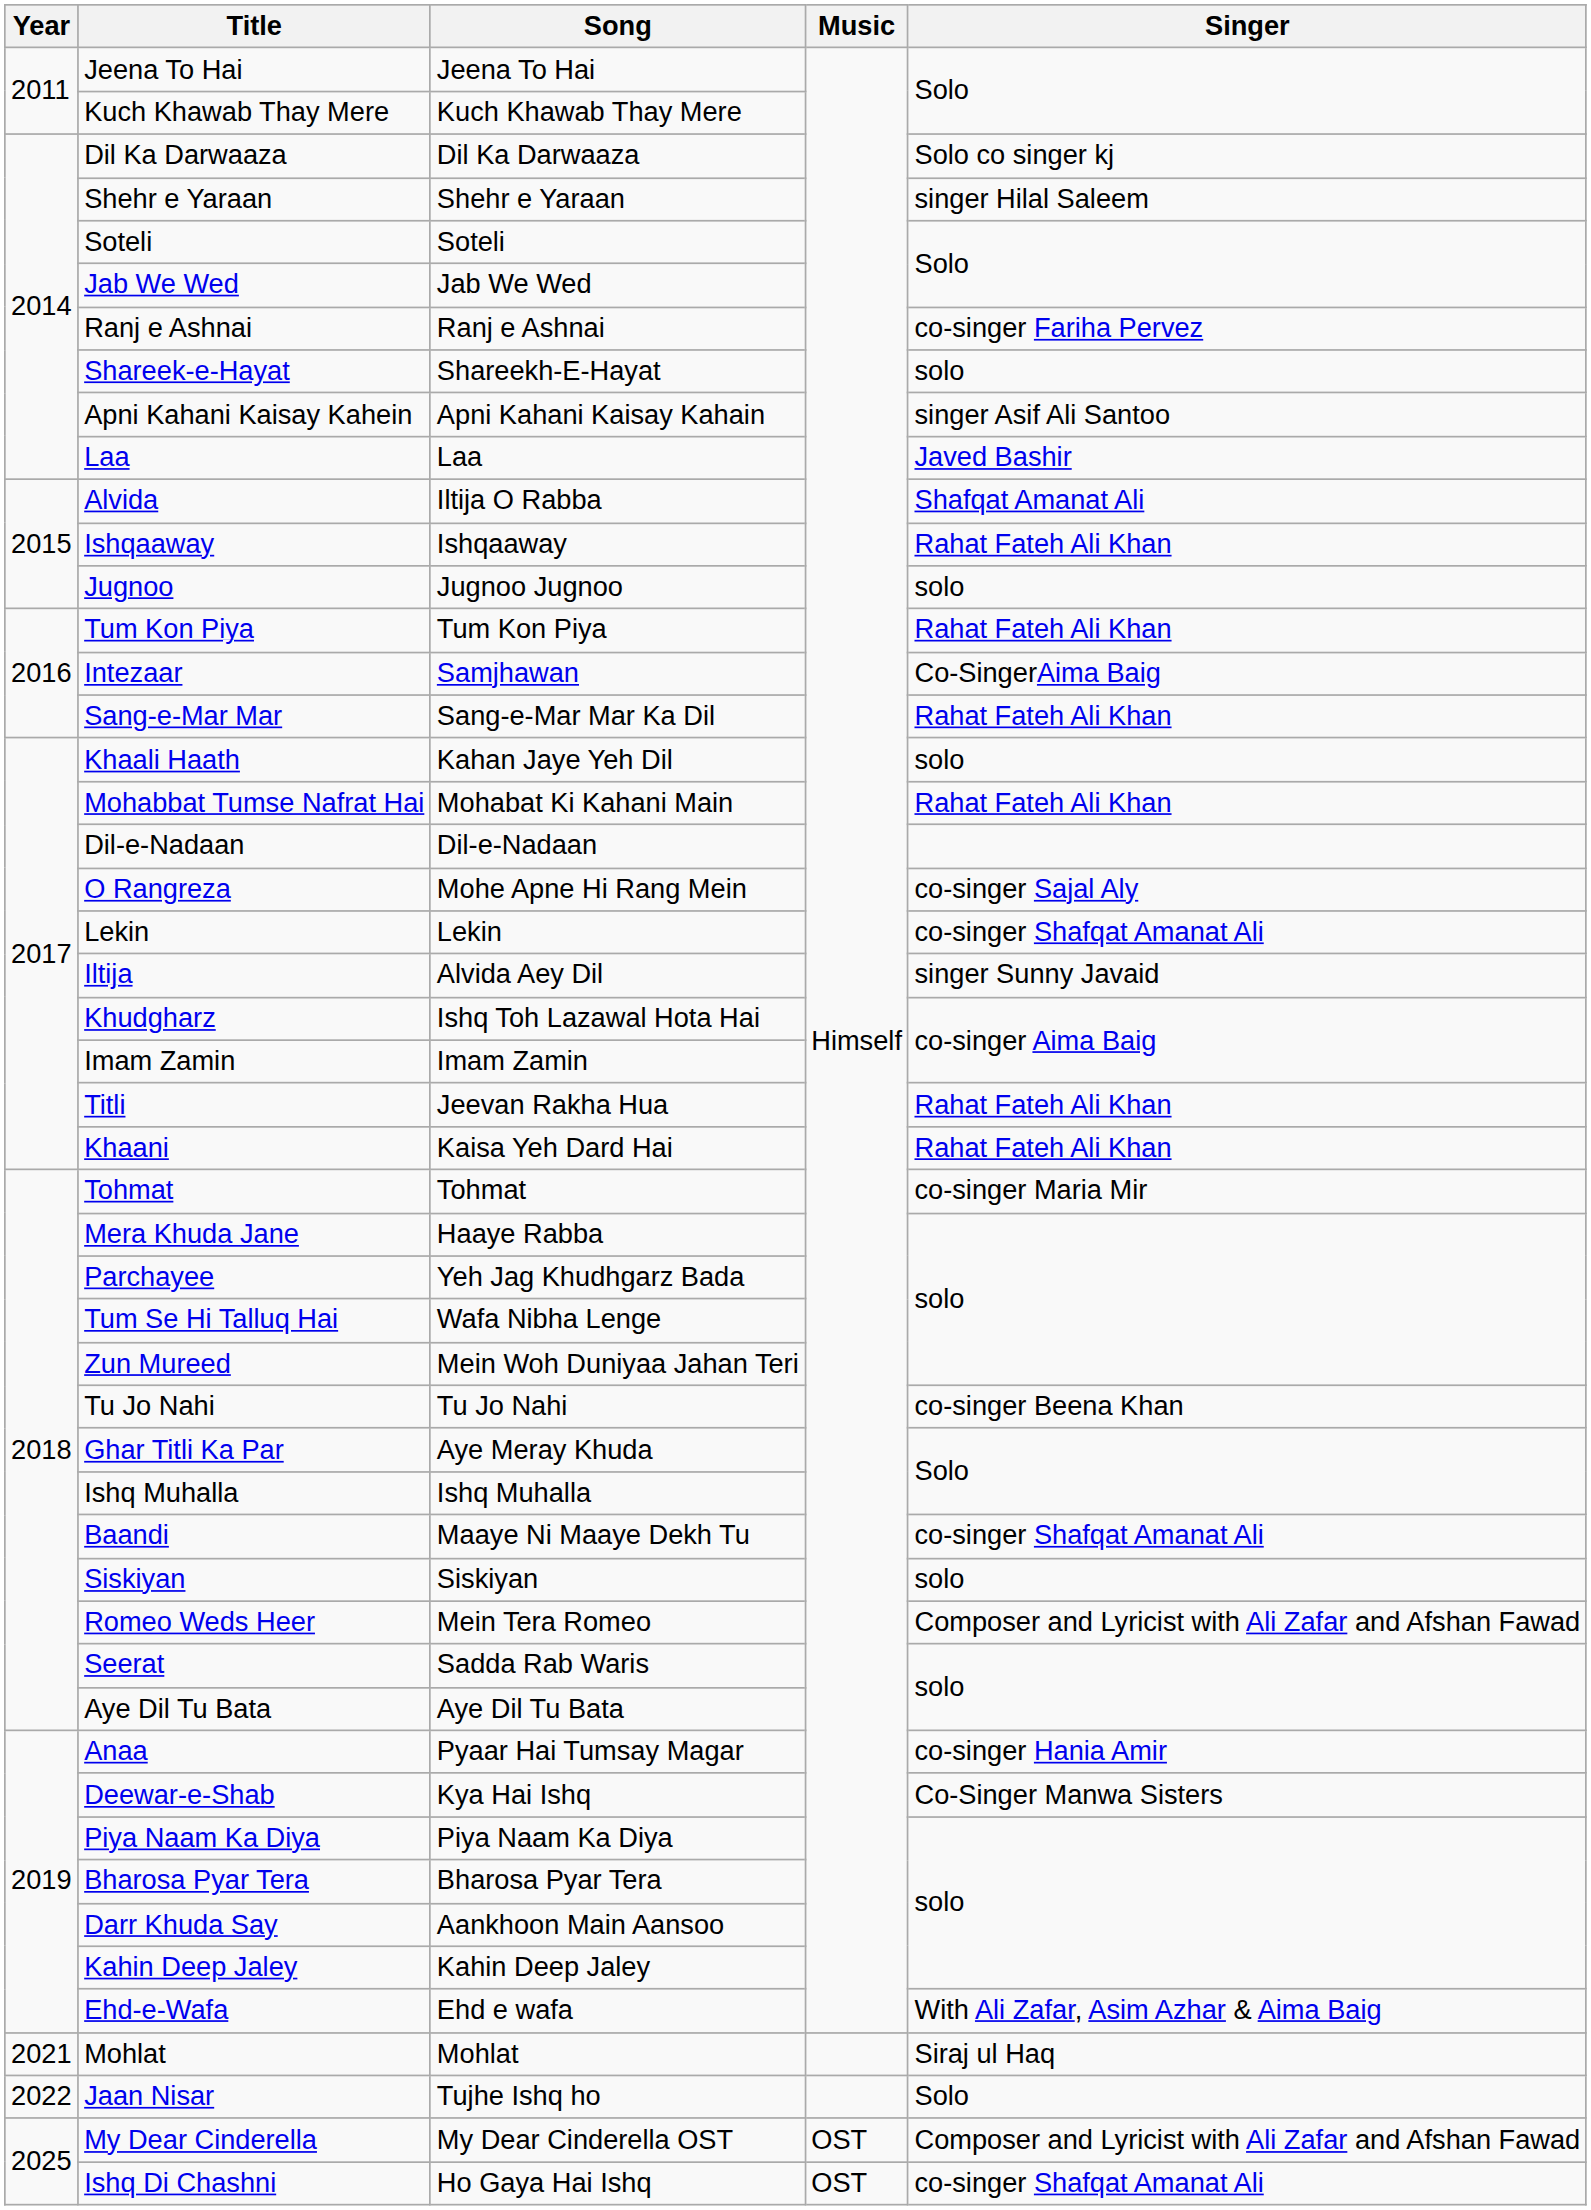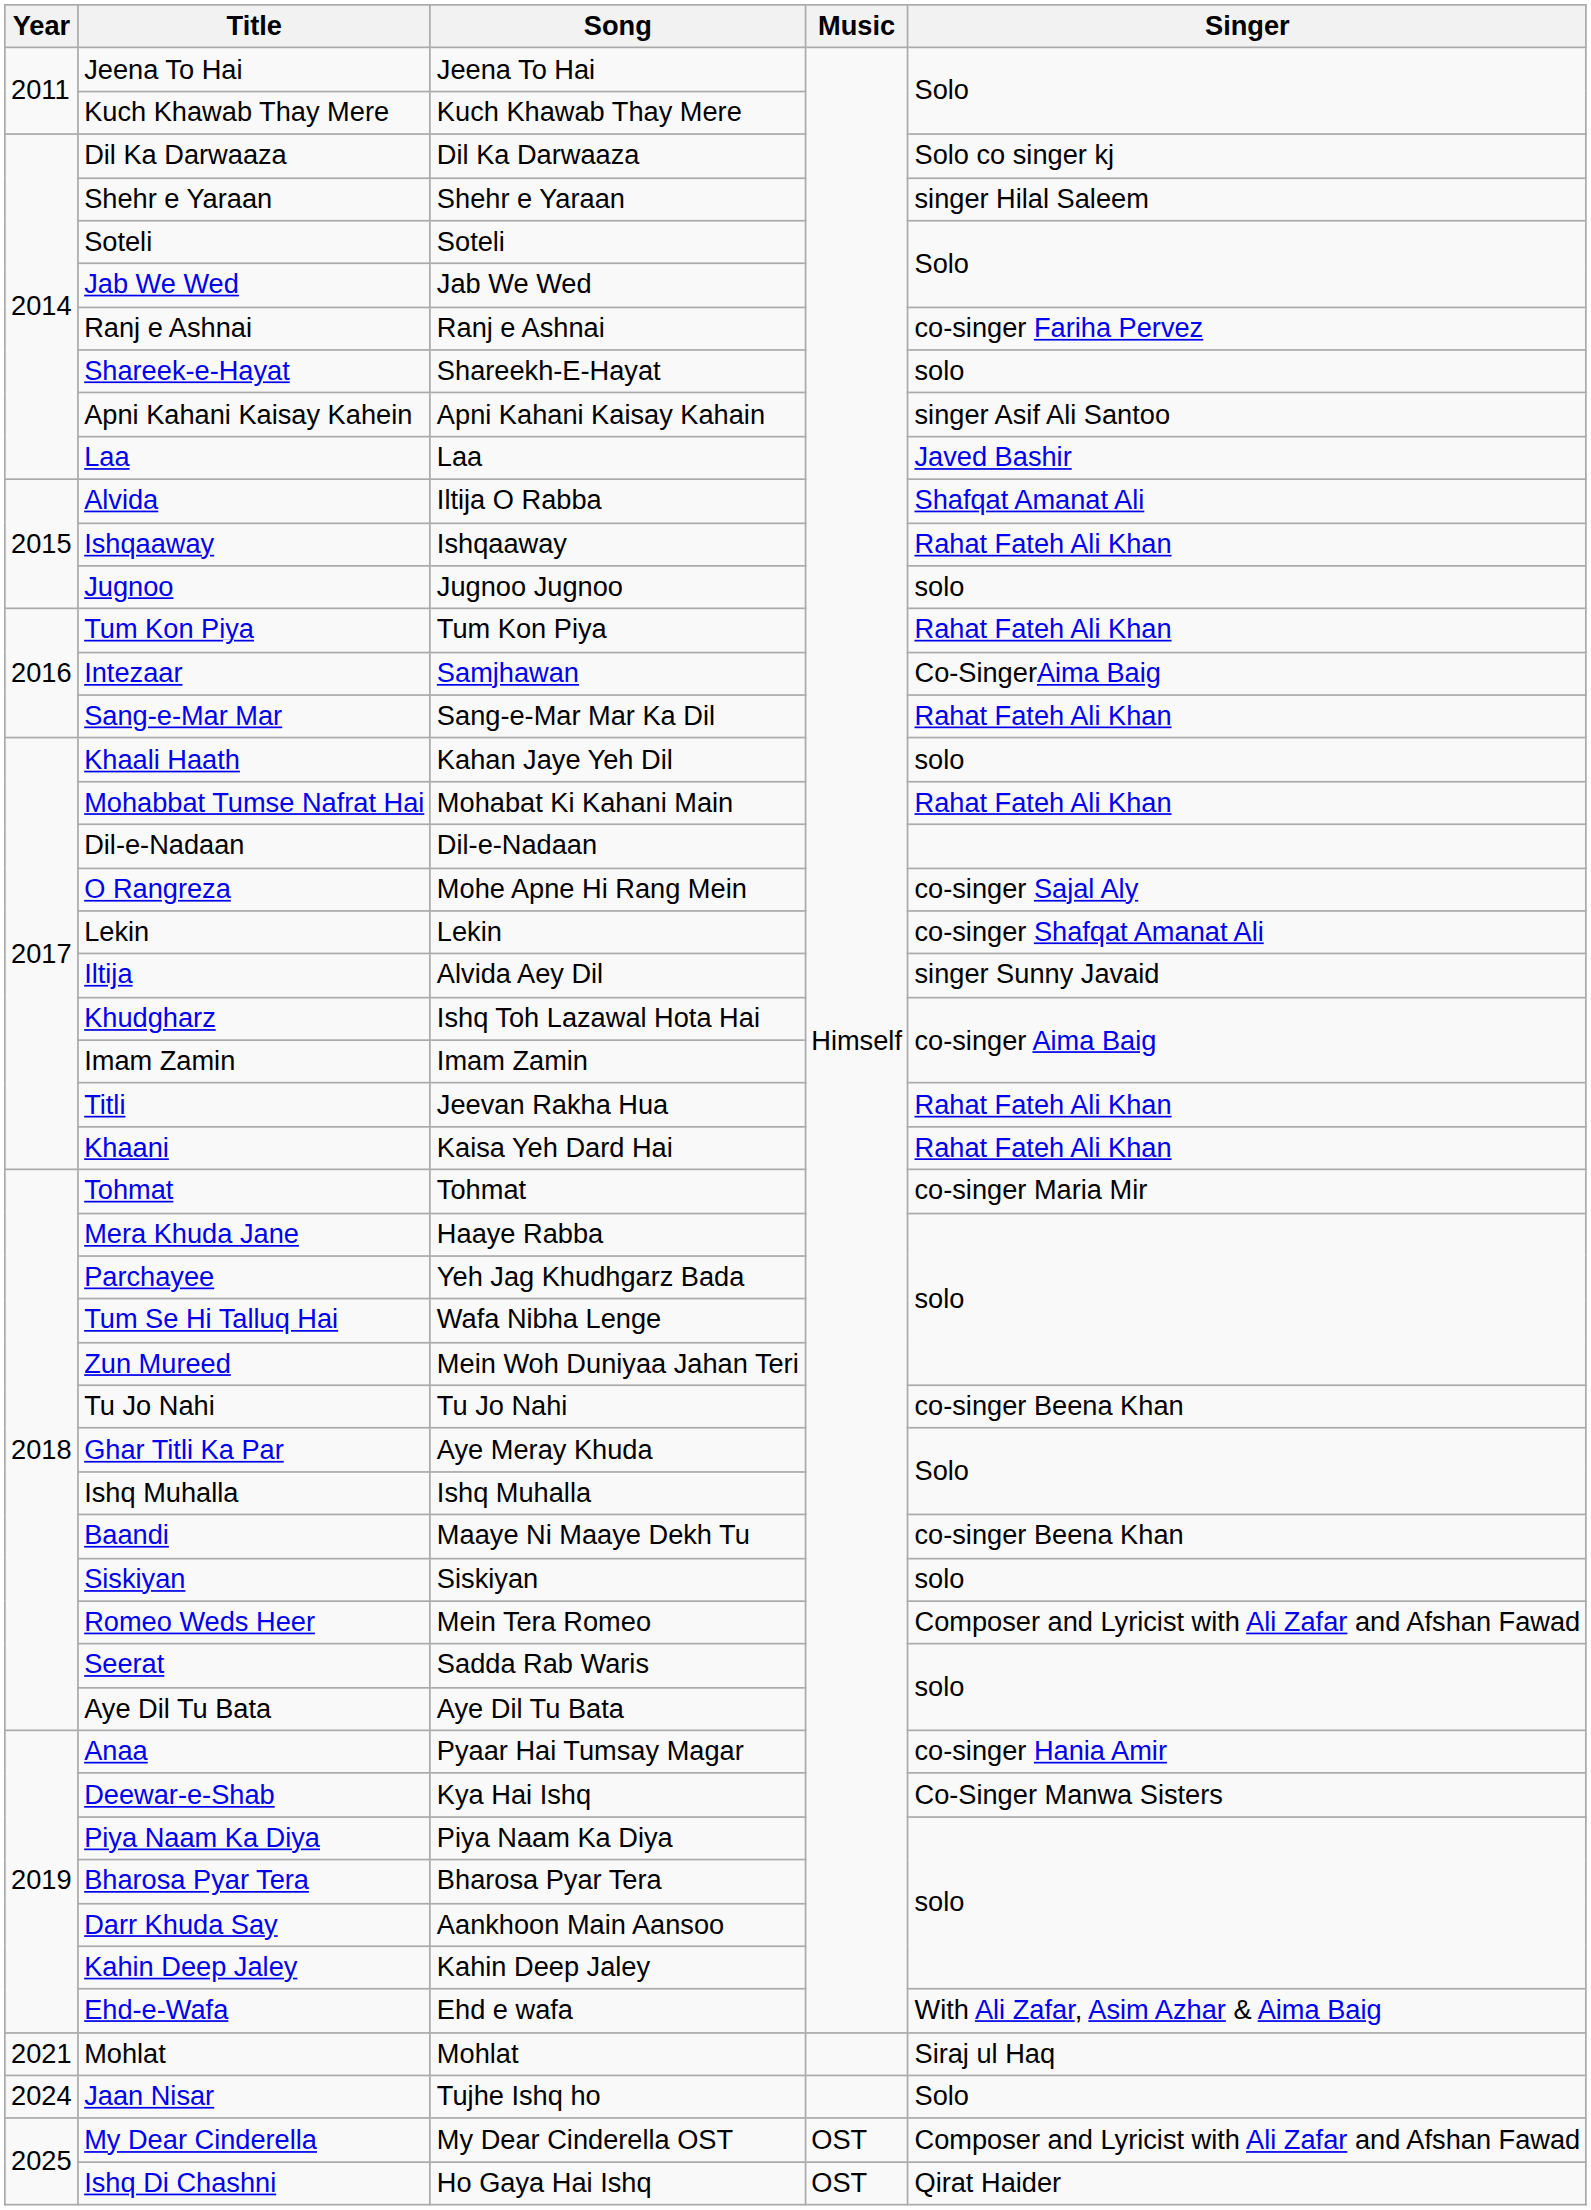(1089, 1535) co-singer Shafqat Amanat Ali -> (1049, 1535) co-singer Beena Khan
(41, 2096) 2022 -> (41, 2096) 2024
(1089, 2182) co-singer Shafqat Amanat Ali -> (988, 2182) Qirat Haider
